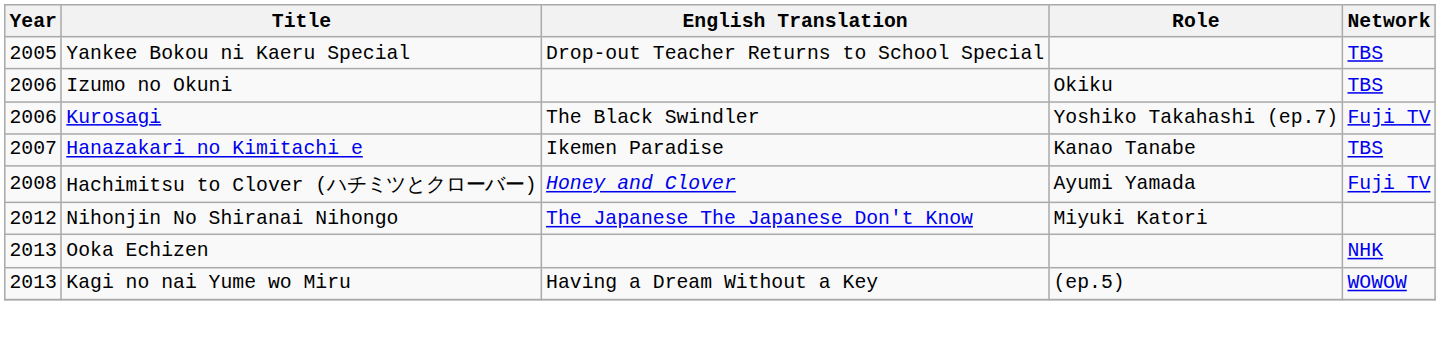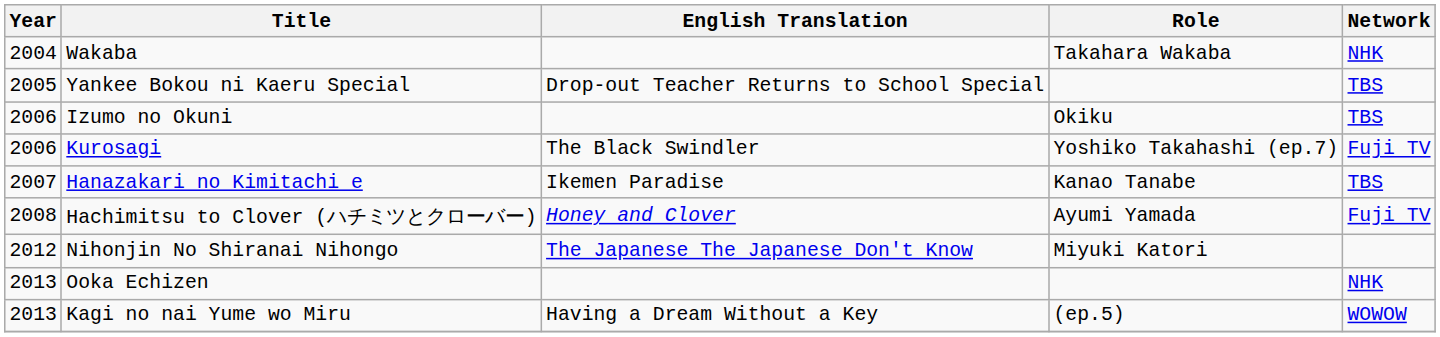+ row: (102, 53)
